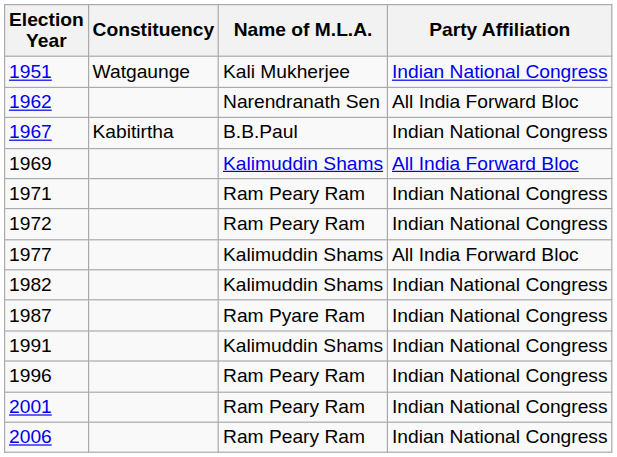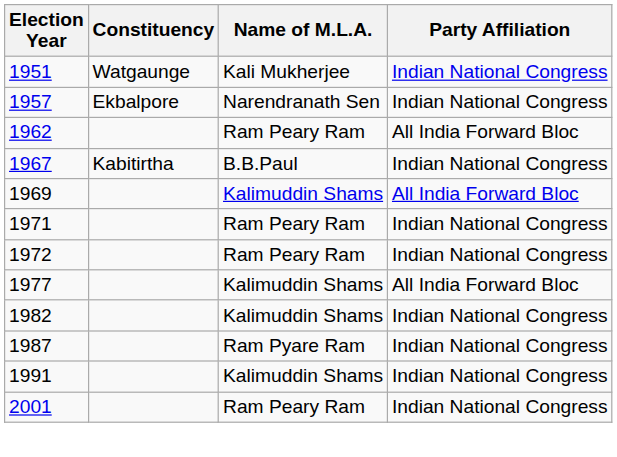+ row: (30, 102)
(301, 102) Narendranath Sen -> (294, 132) Ram Peary Ram
- row: (30, 376)
- row: (30, 437)
